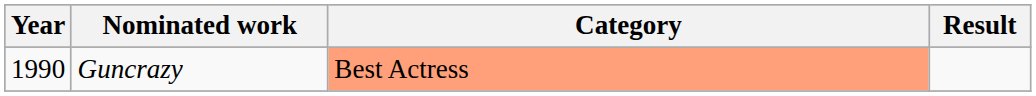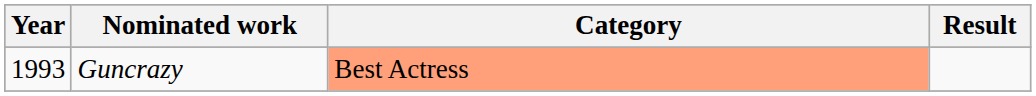(38, 68) 1990 -> (38, 68) 1993
